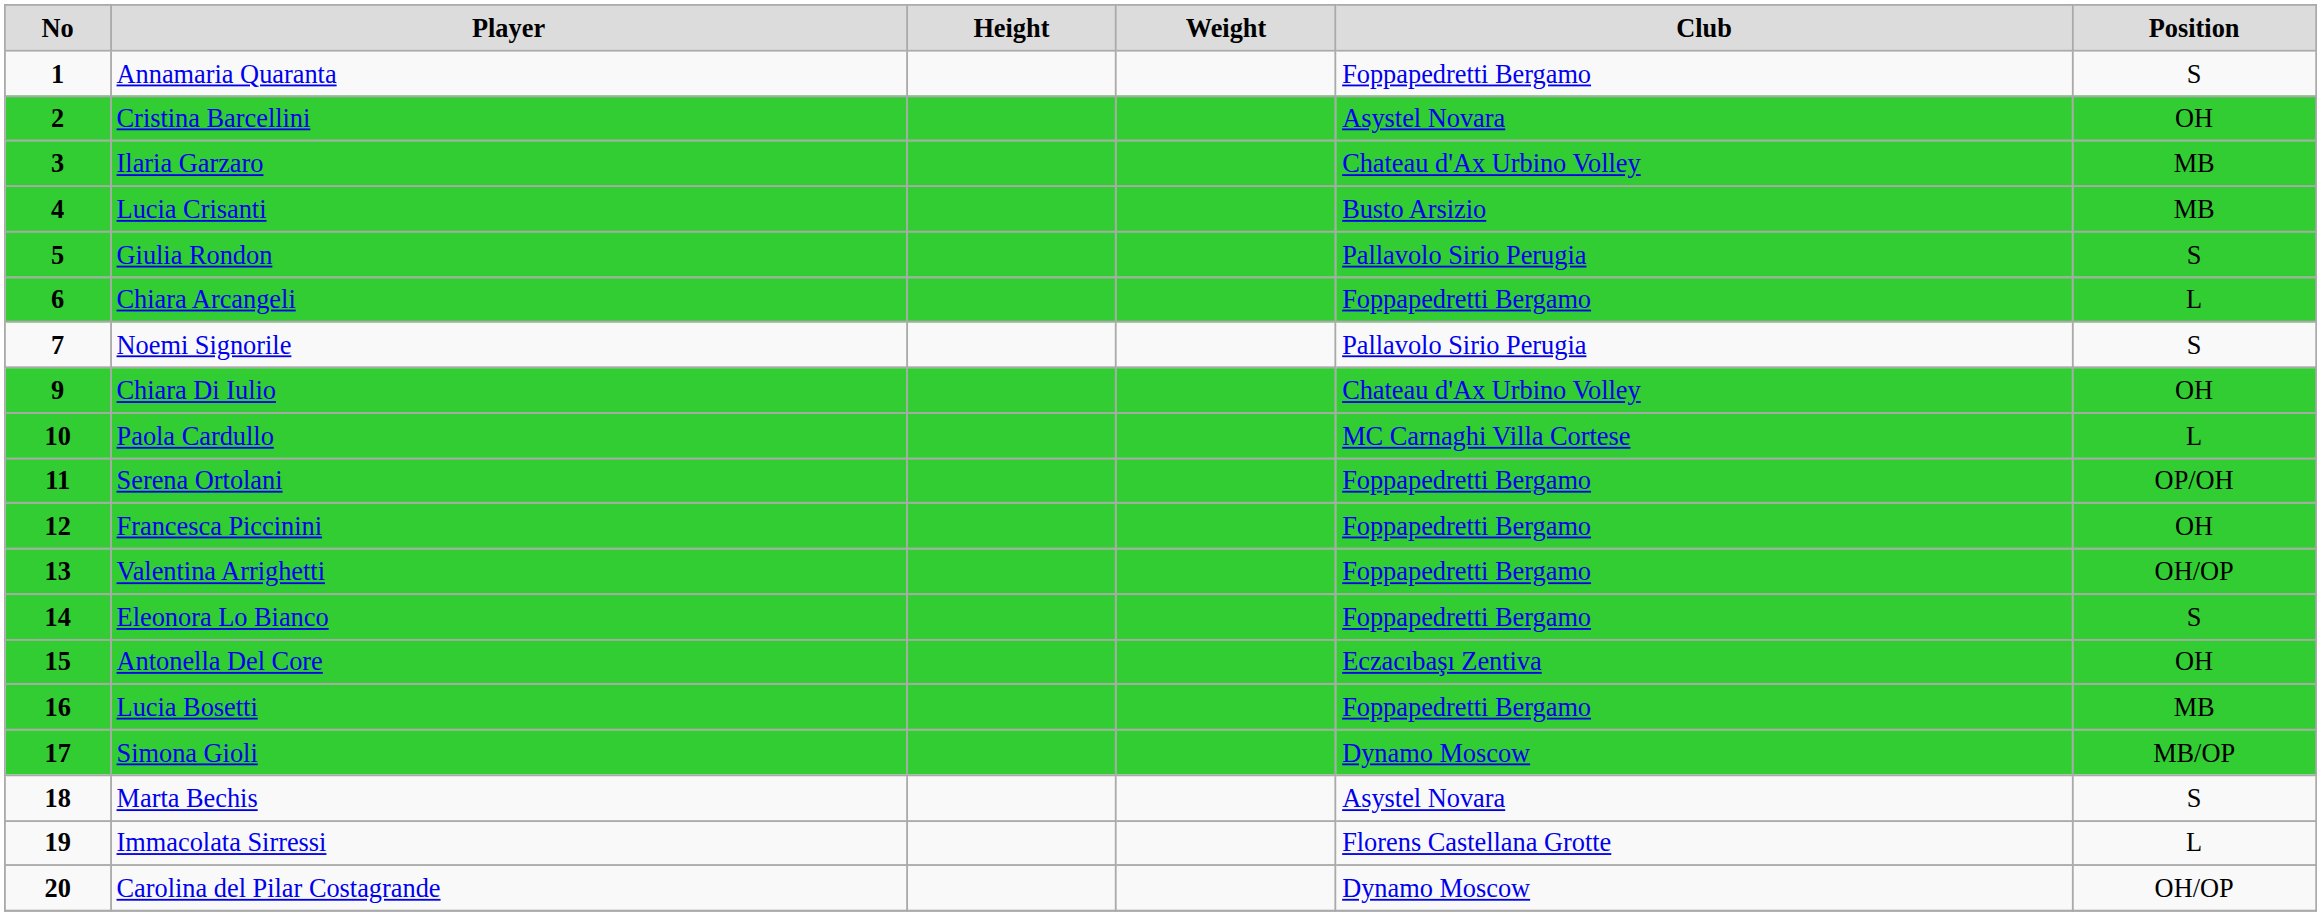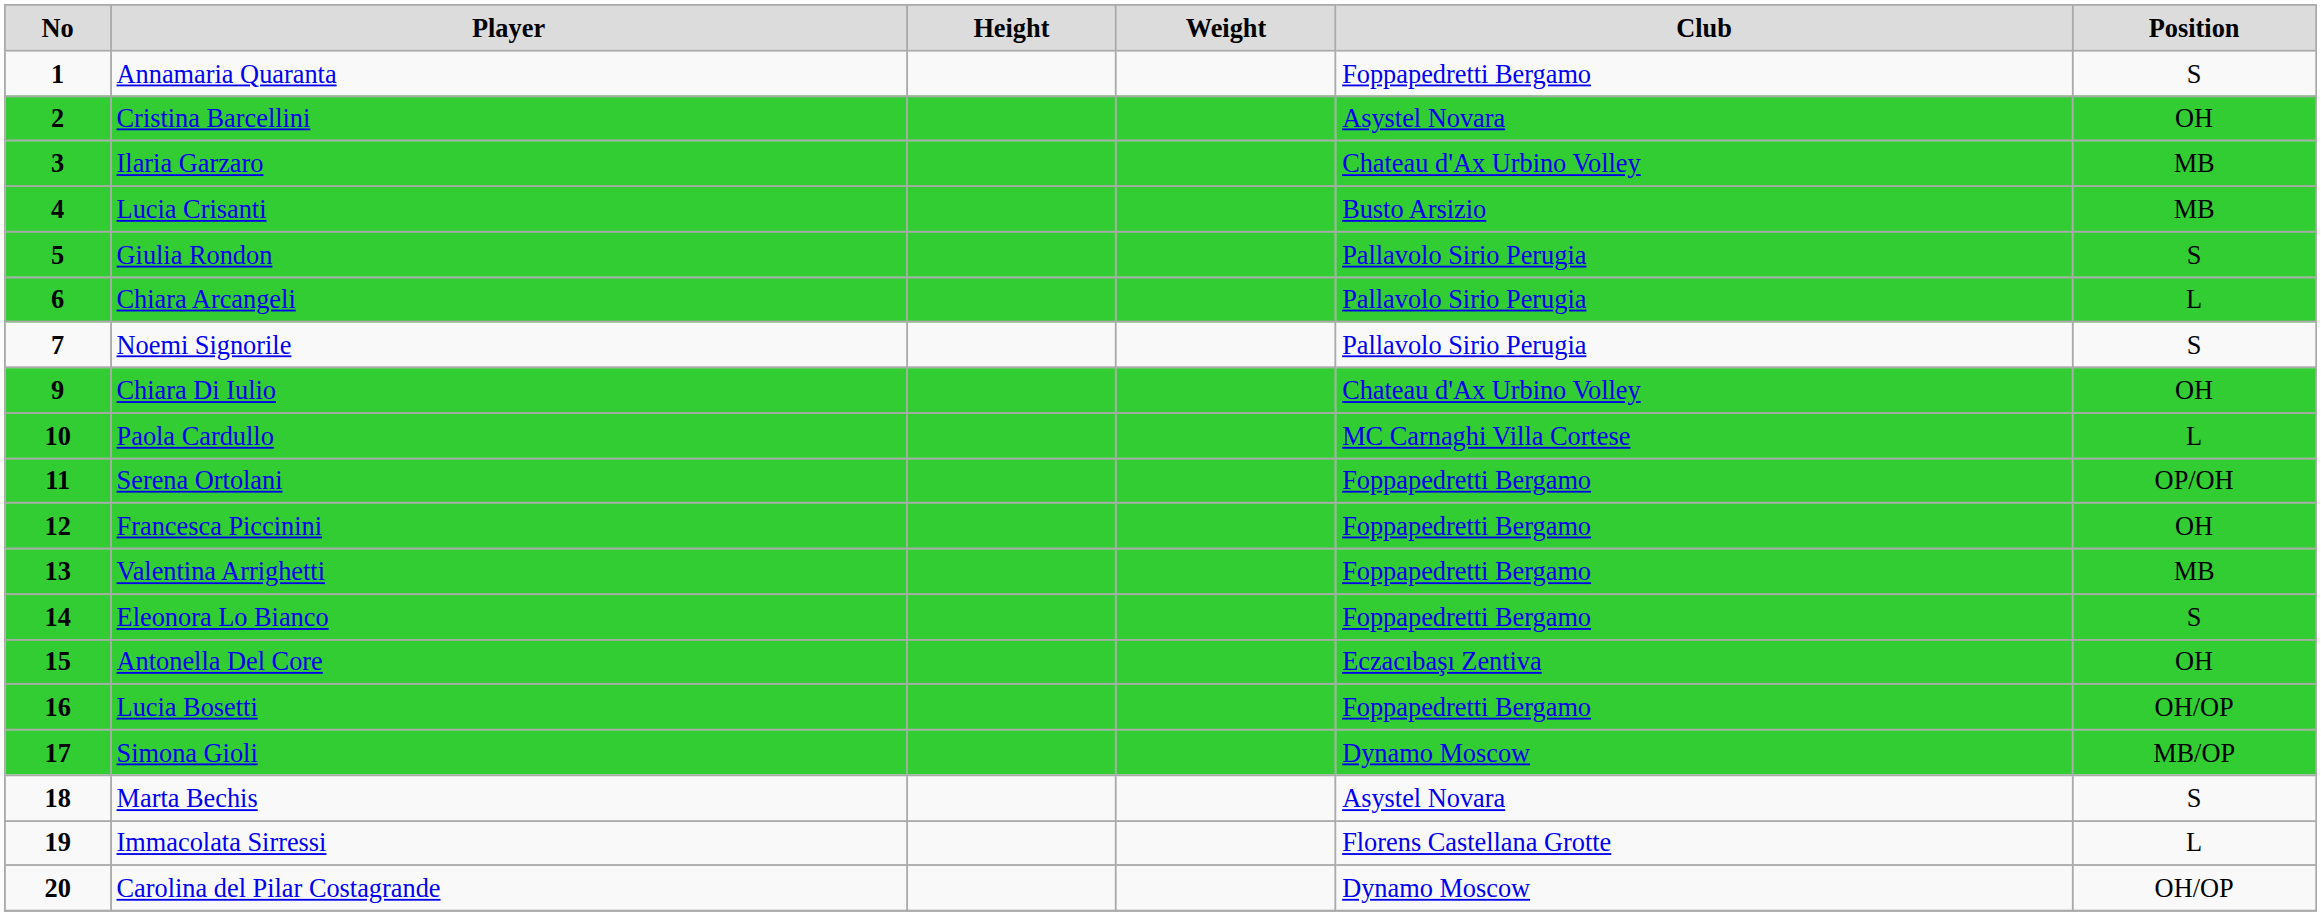(1467, 299) Foppapedretti Bergamo -> (1464, 299) Pallavolo Sirio Perugia
(2194, 571) OH/OP -> (2194, 571) MB
(2194, 707) MB -> (2194, 707) OH/OP
